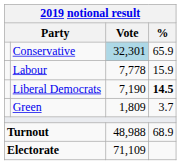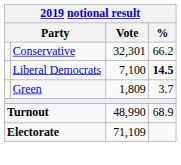(129, 51) lightblue background -> (129, 51) no background
(163, 51) 65.9 -> (163, 51) 66.2
- row: (30, 70)
(132, 88) 7,190 -> (132, 70) 7,100
(129, 132) 48,988 -> (129, 113) 48,990
